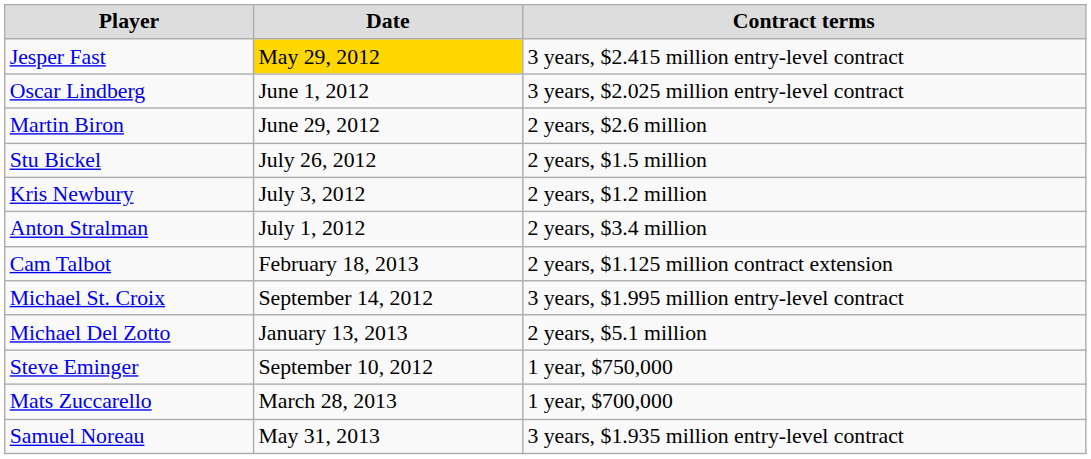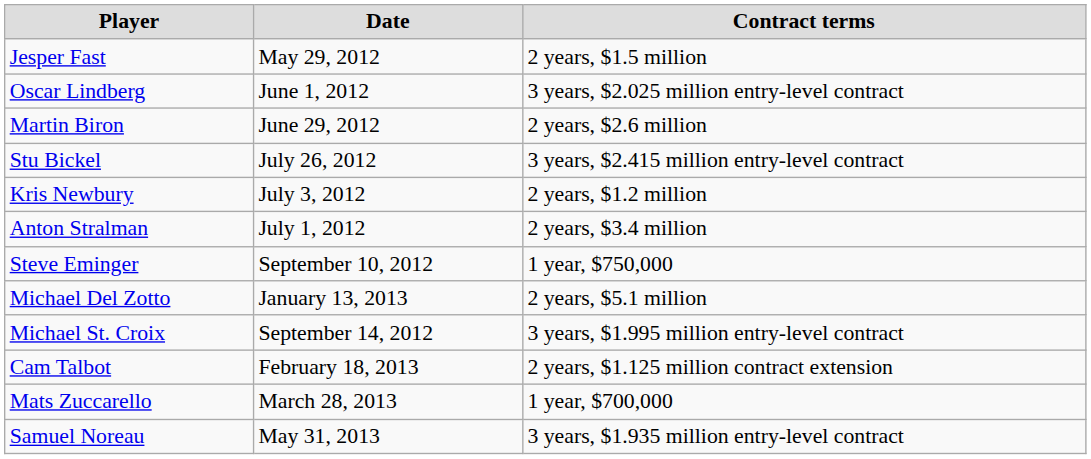(319, 56) gold background -> (319, 56) no background
(716, 56) 3 years, $2.415 million entry-level contract -> (617, 56) 2 years, $1.5 million
(617, 159) 2 years, $1.5 million -> (716, 159) 3 years, $2.415 million entry-level contract
rows swapped: (74, 366) <-> (60, 263)
rows swapped: (87, 297) <-> (90, 332)
